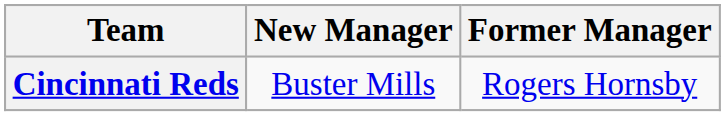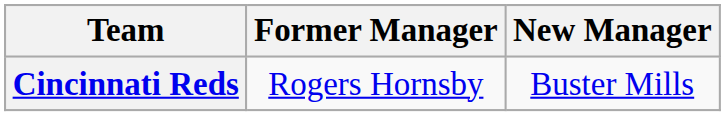columns swapped: (590, 30) <-> (353, 30)
